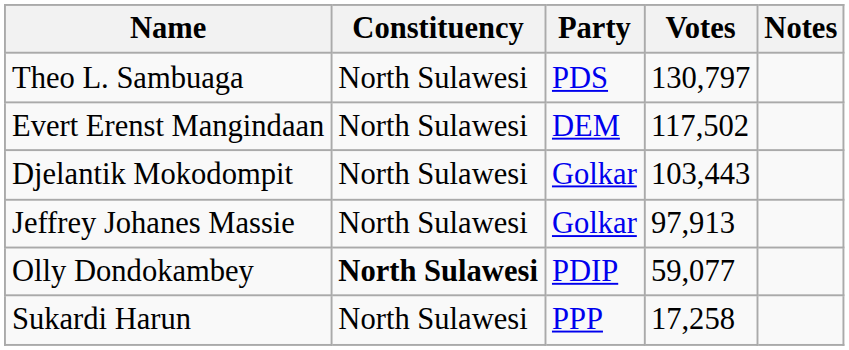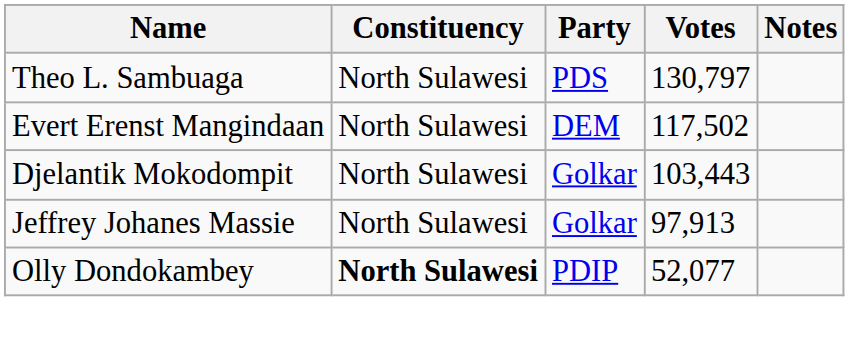(693, 271) 59,077 -> (693, 271) 52,077
- row: (102, 319)
